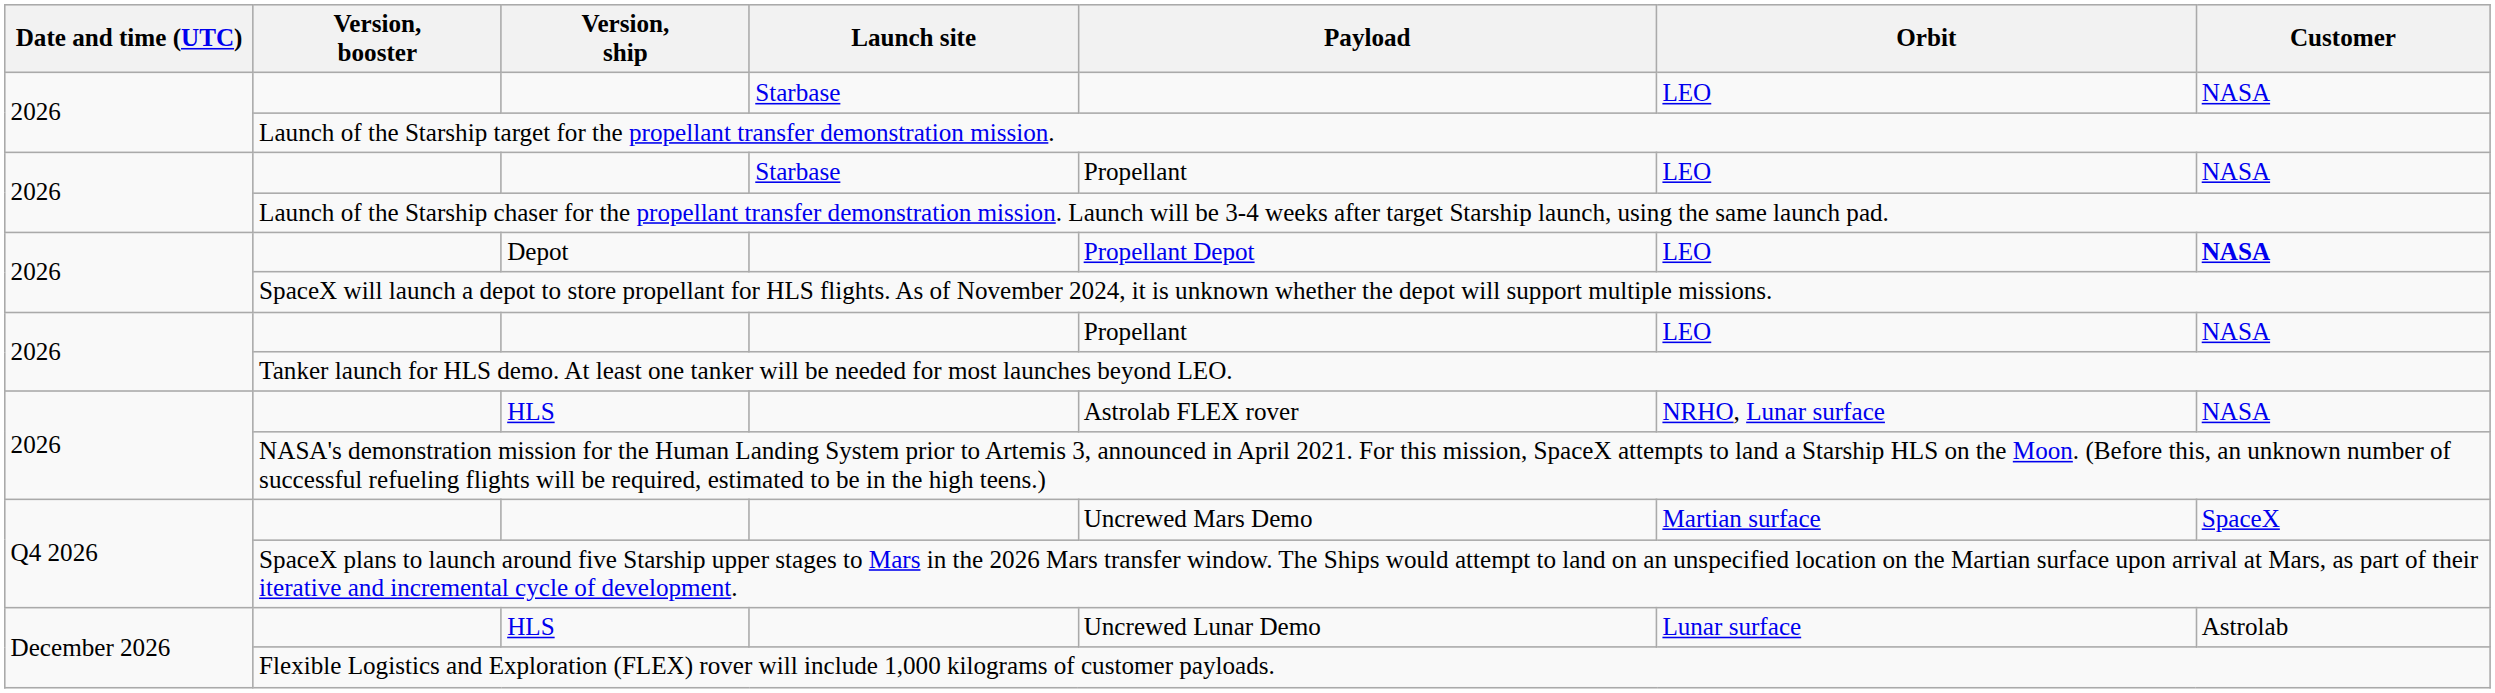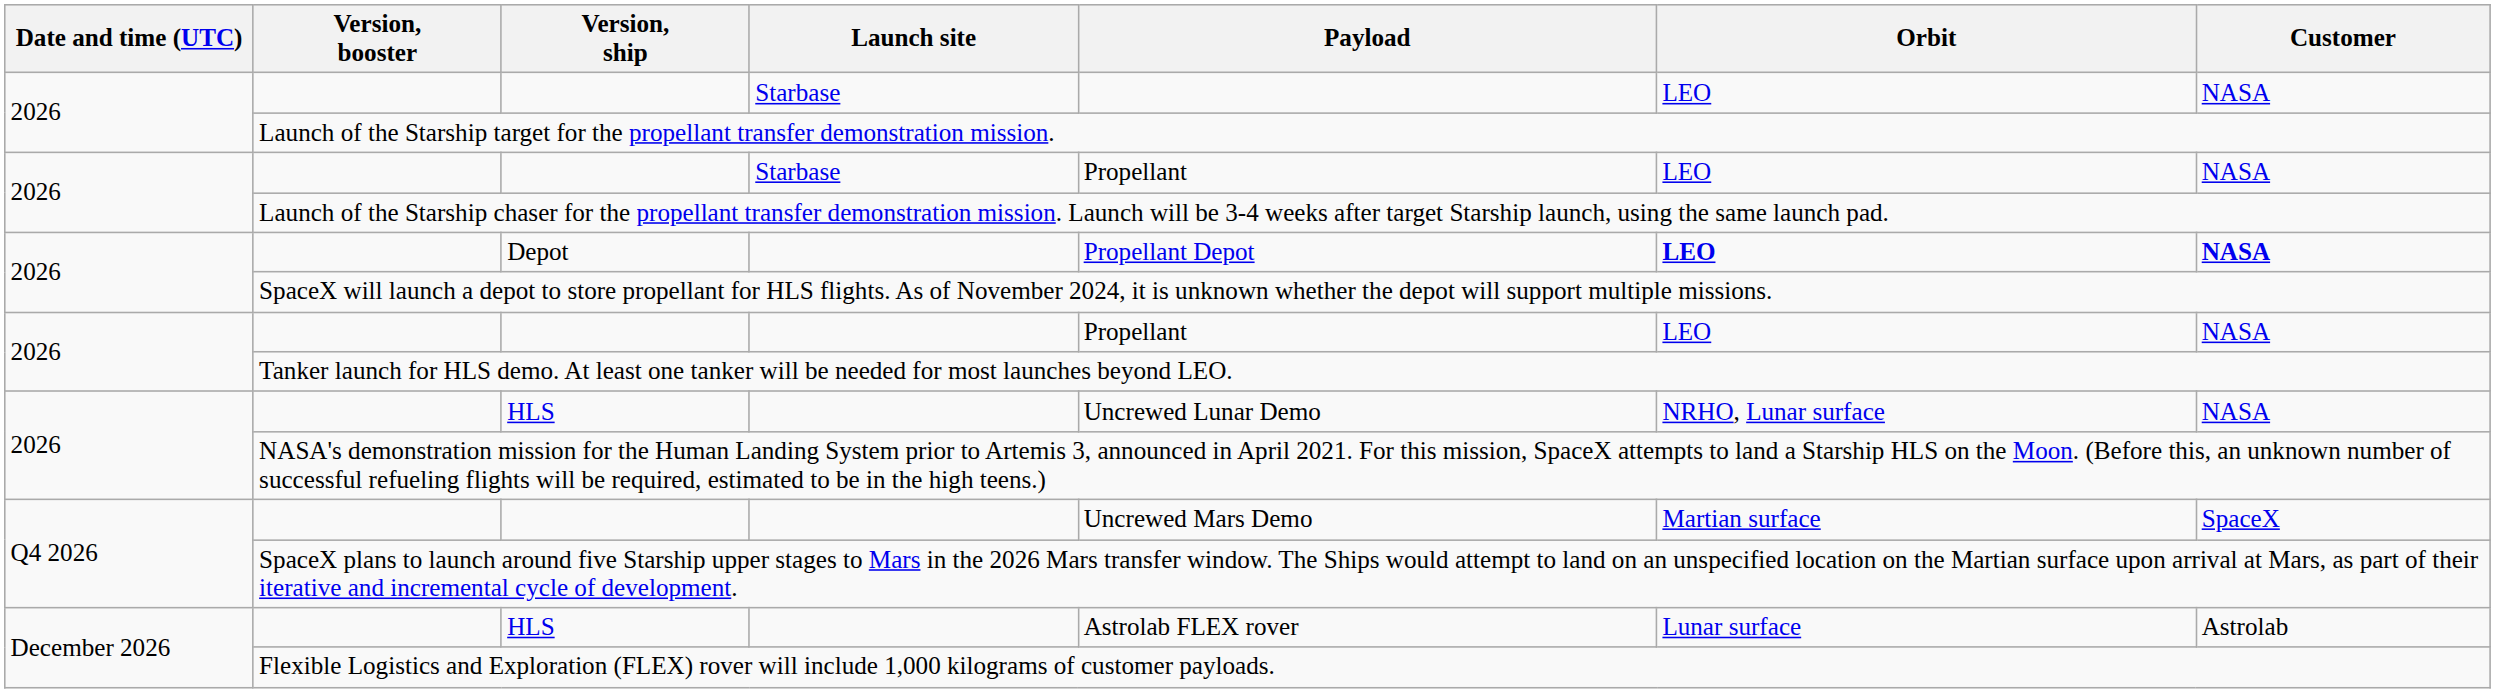(1687, 251) normal -> (1689, 251) bold
(1191, 411) Astrolab FLEX rover -> (1202, 411) Uncrewed Lunar Demo
(1202, 627) Uncrewed Lunar Demo -> (1191, 627) Astrolab FLEX rover
